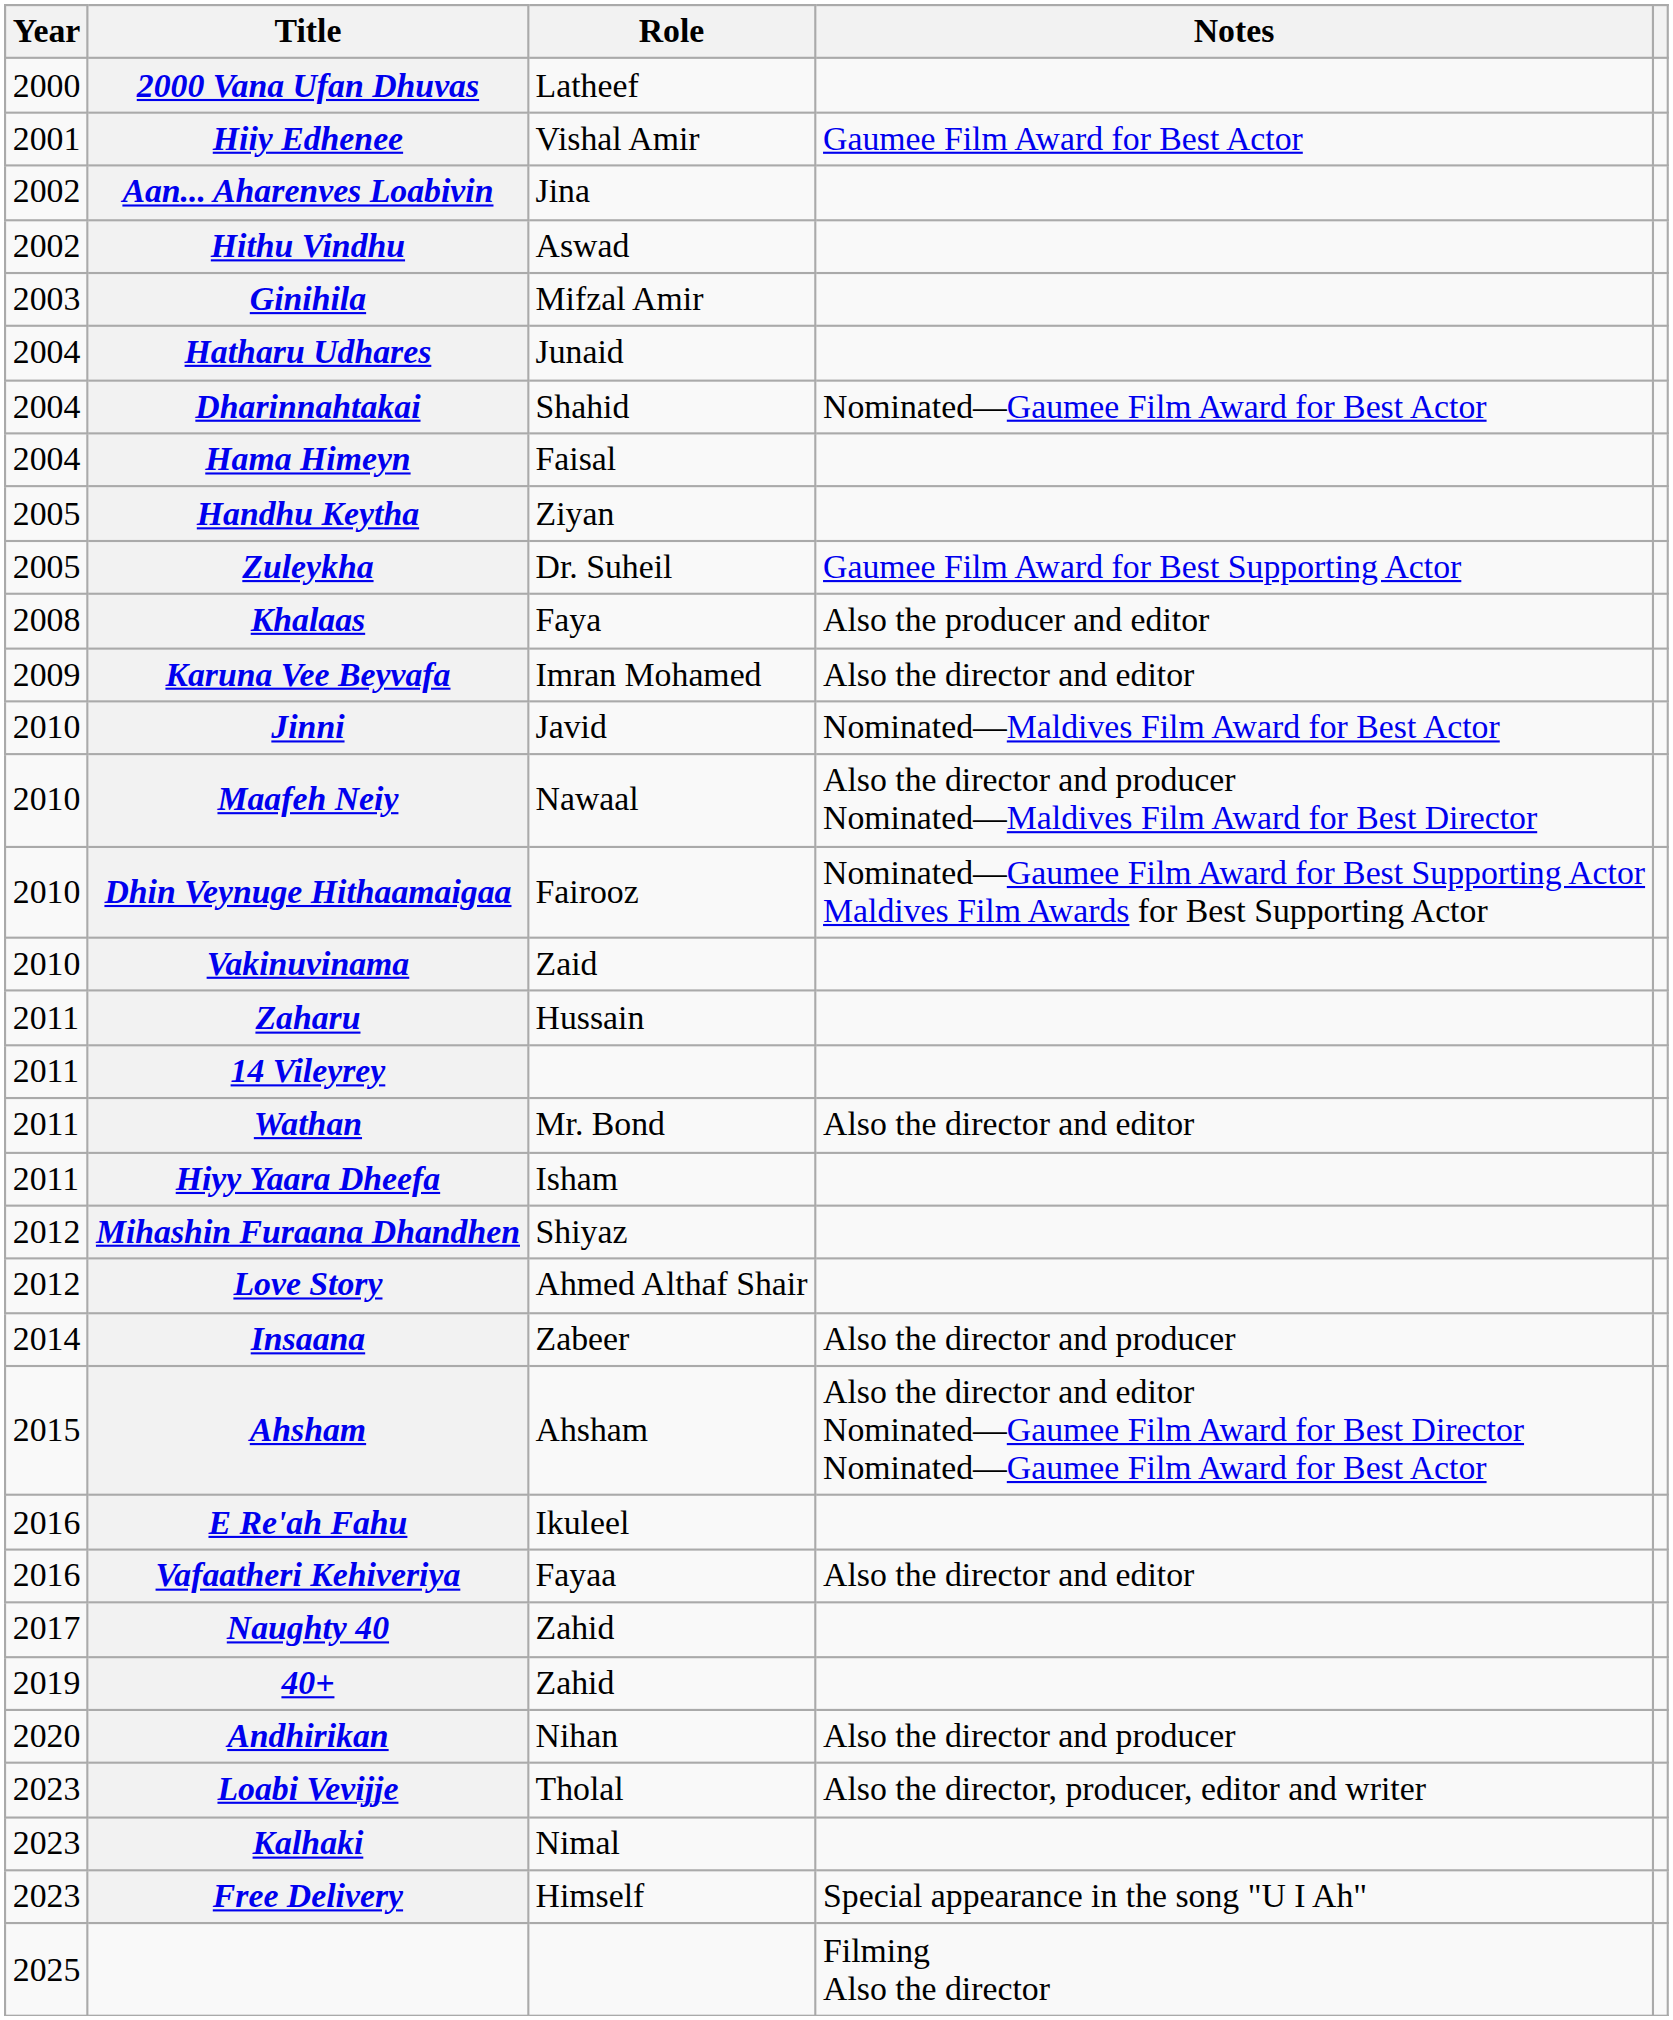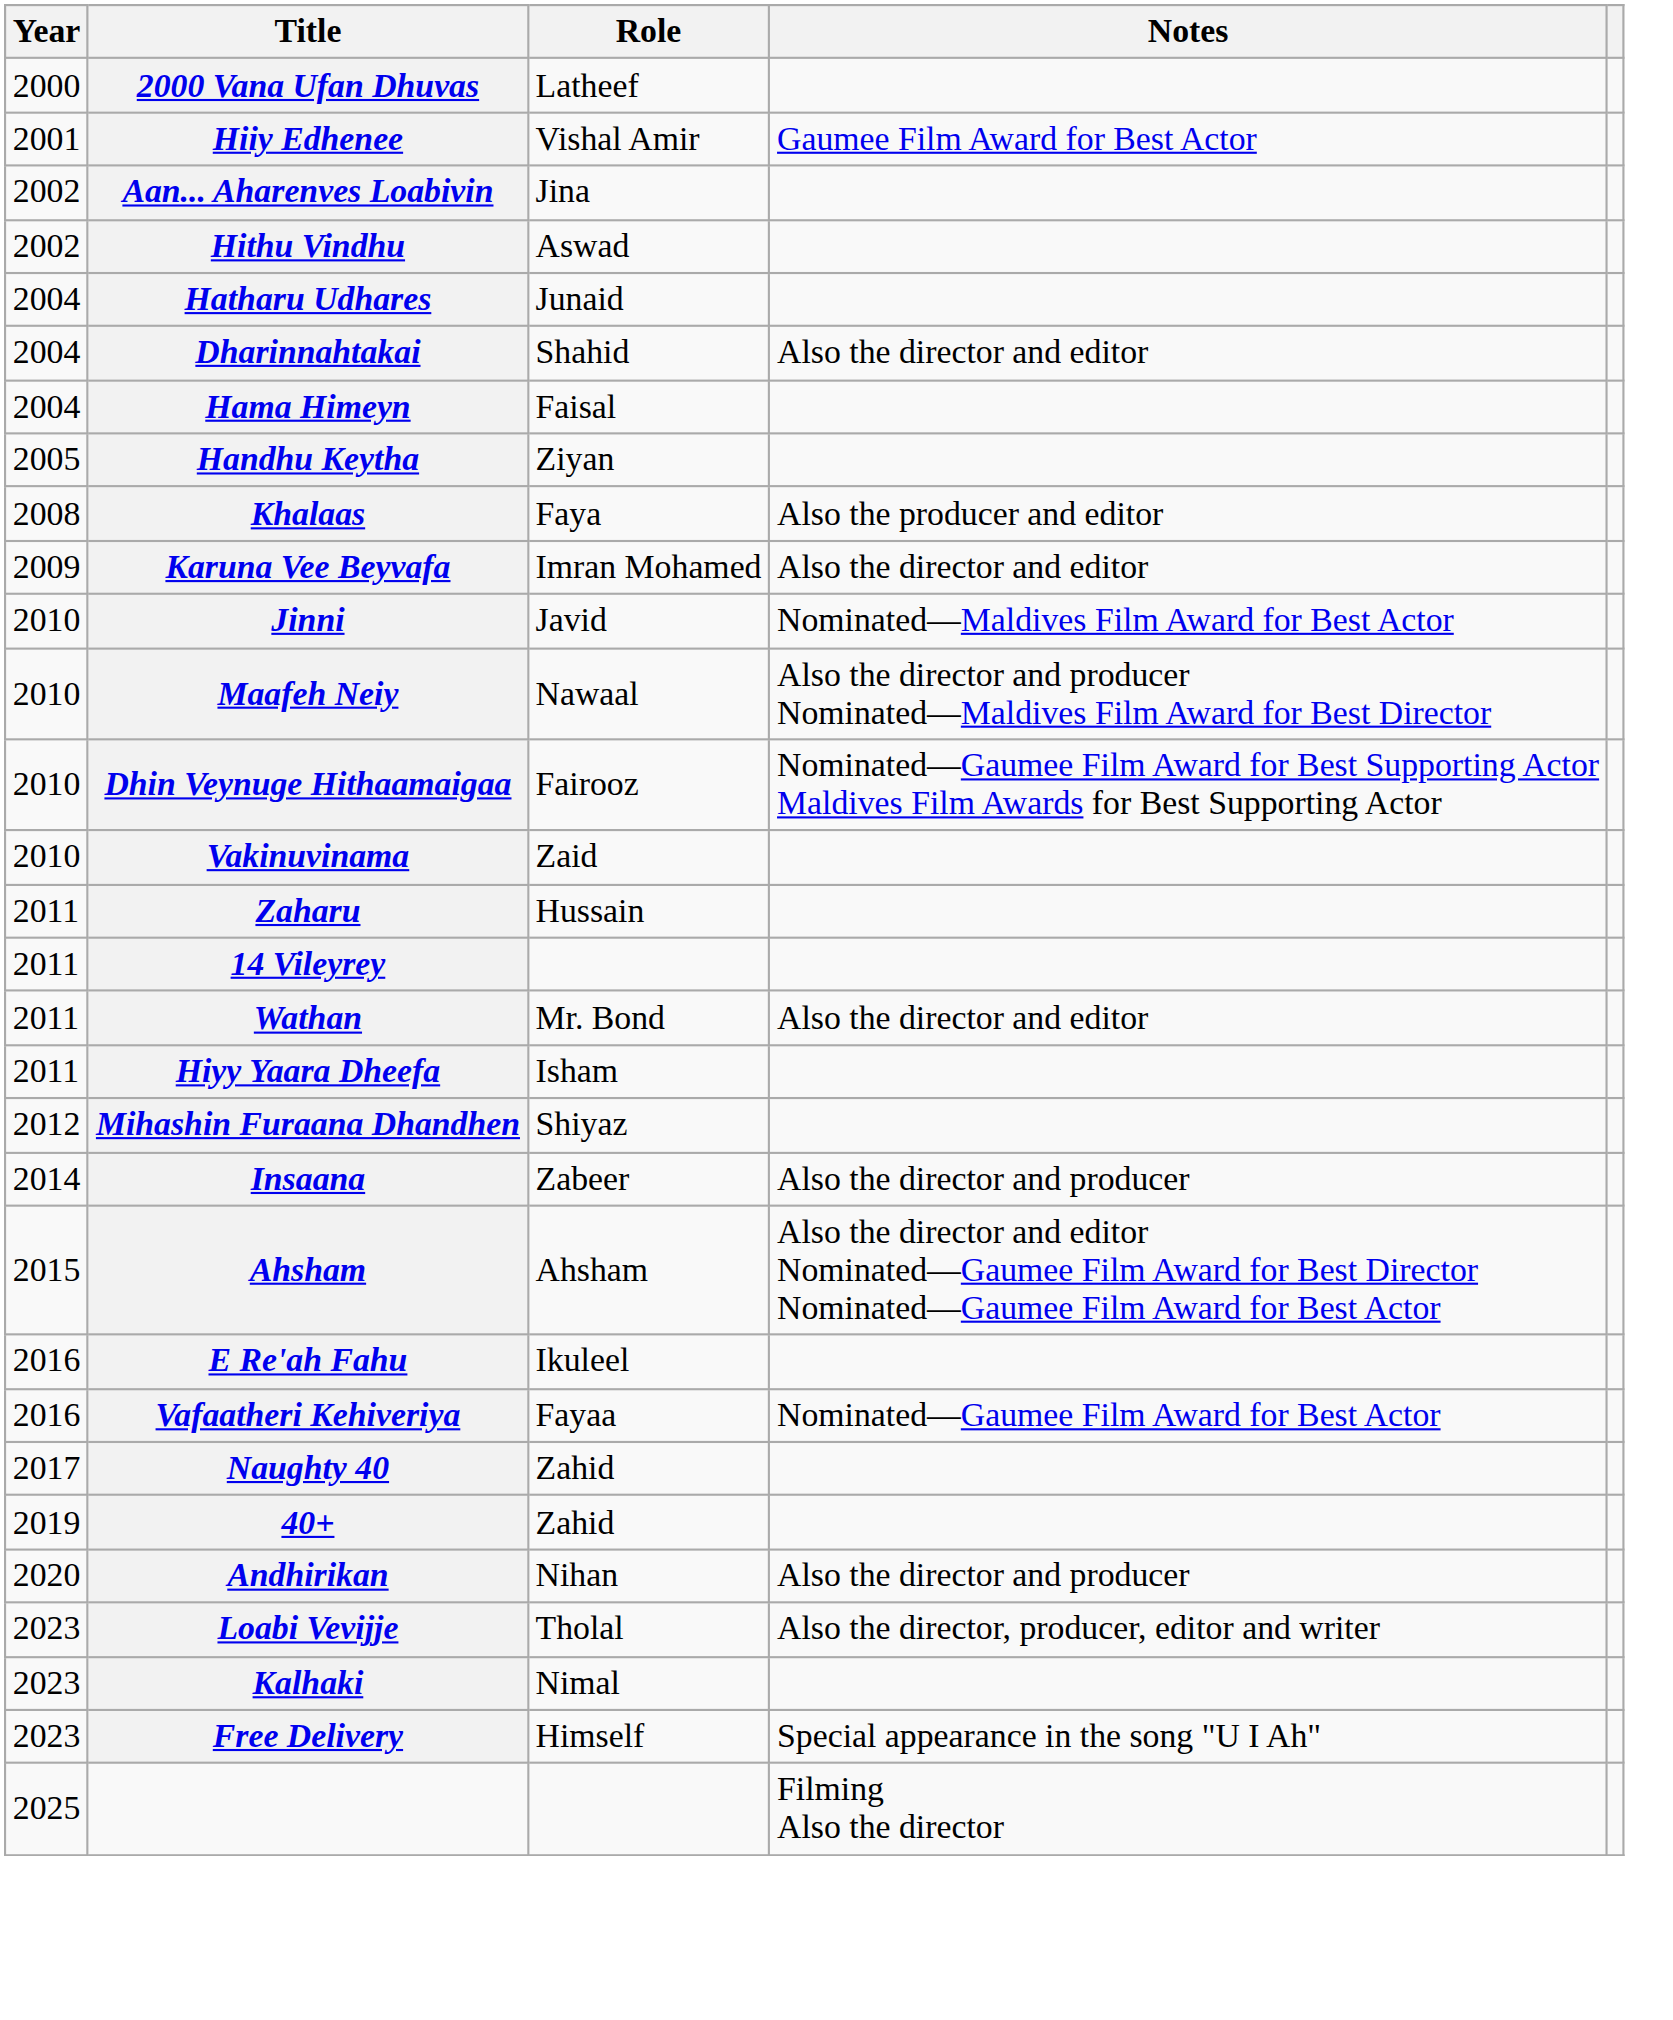- row: (308, 298)
(1155, 406) Nominated—Gaumee Film Award for Best Actor -> (963, 352) Also the director and editor
- row: (308, 566)
- row: (308, 1285)
(1009, 1575) Also the director and editor -> (1109, 1414) Nominated—Gaumee Film Award for Best Actor
